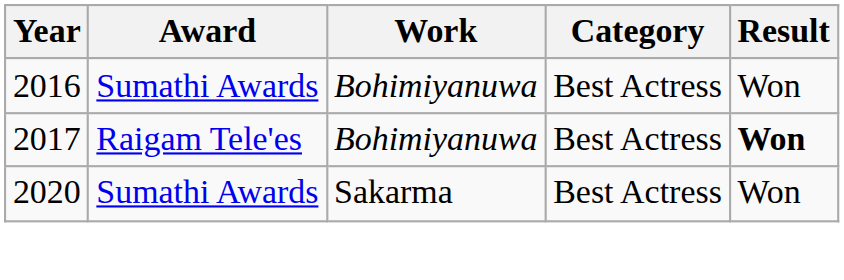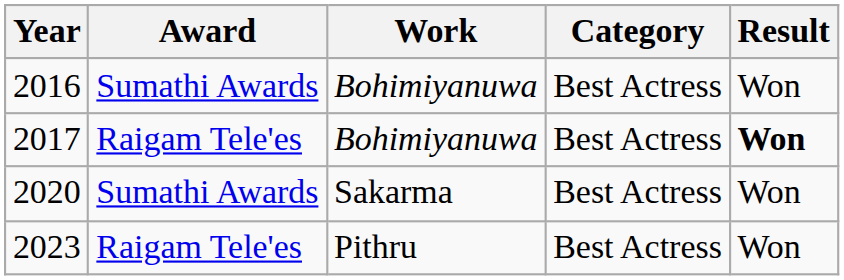+ row: (199, 246)
